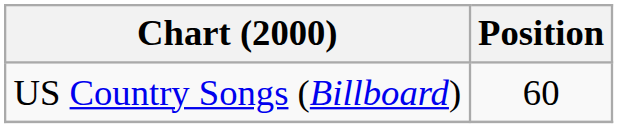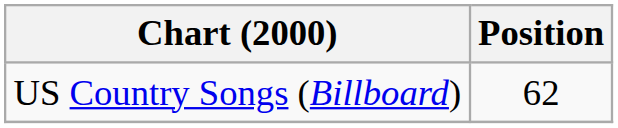(541, 91) 60 -> (541, 91) 62
